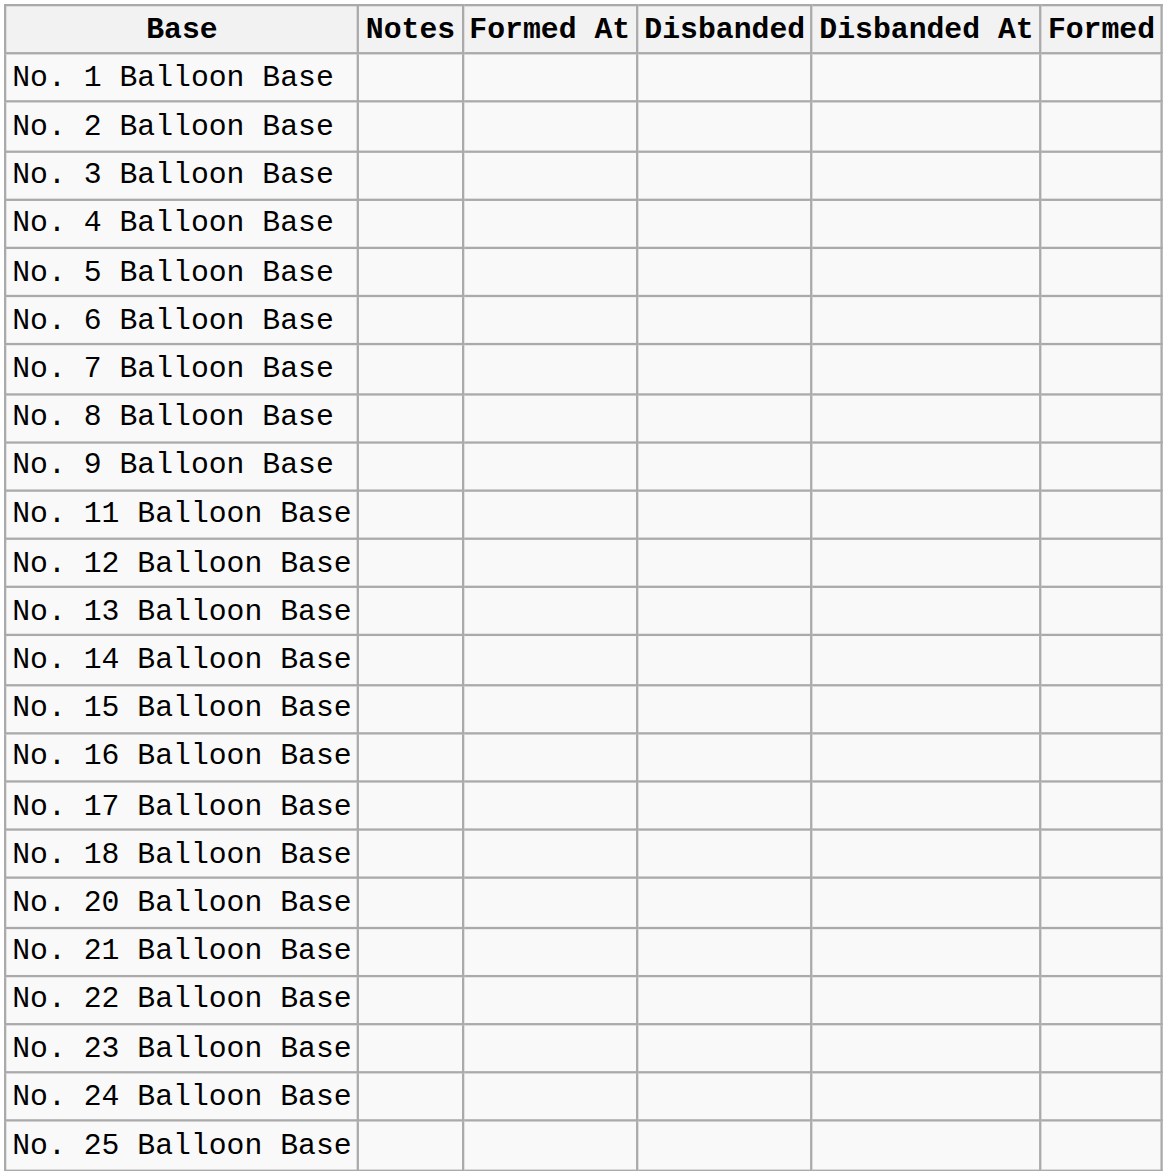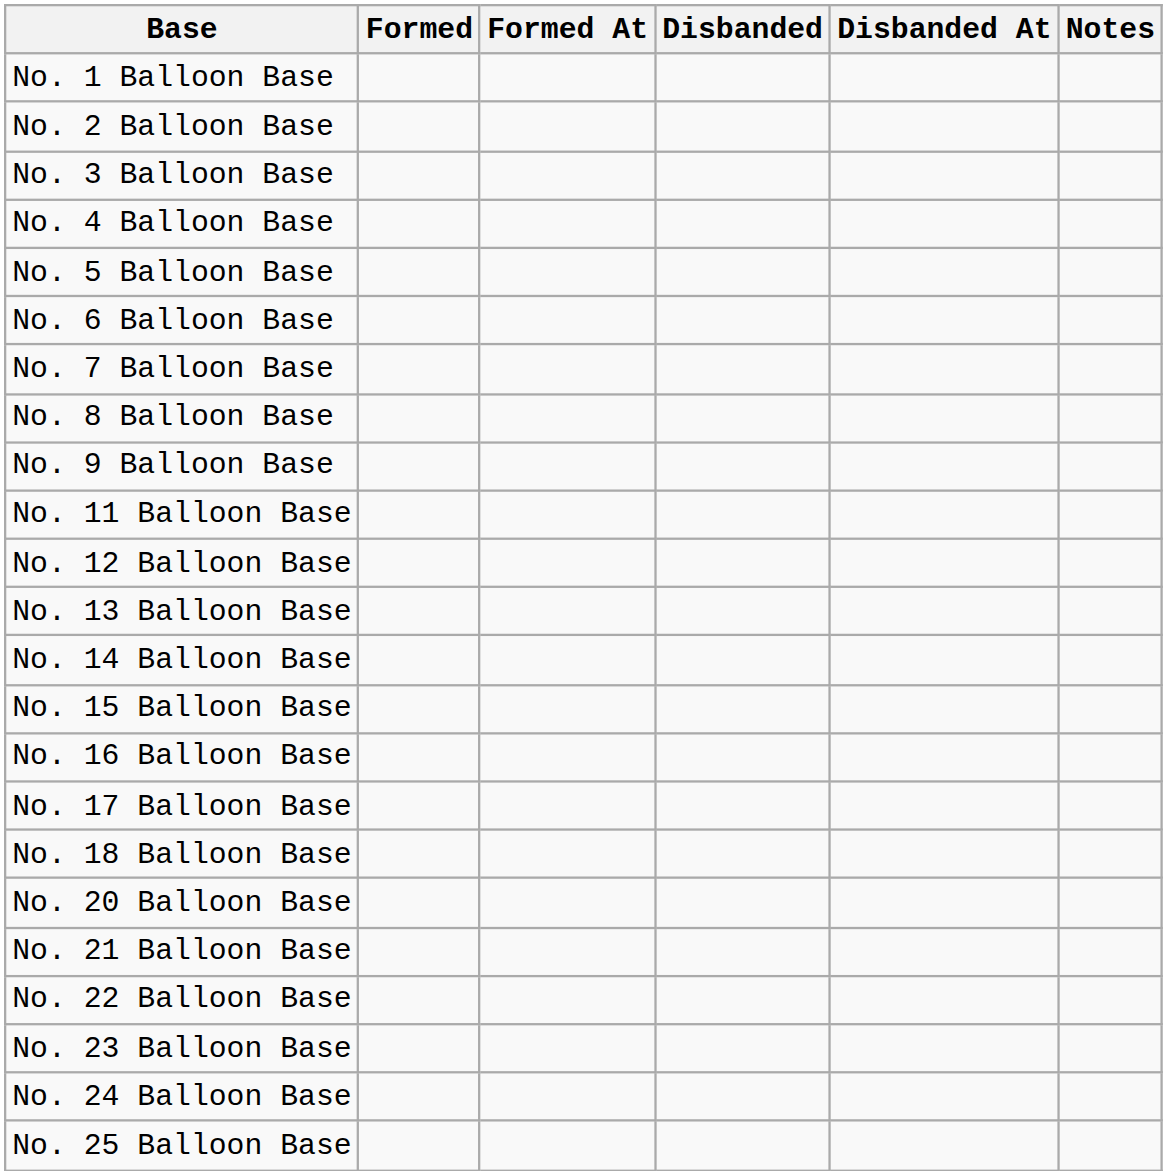columns swapped: (1101, 29) <-> (411, 29)
